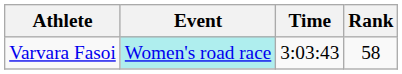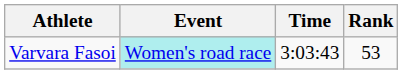(371, 52) 58 -> (371, 52) 53
